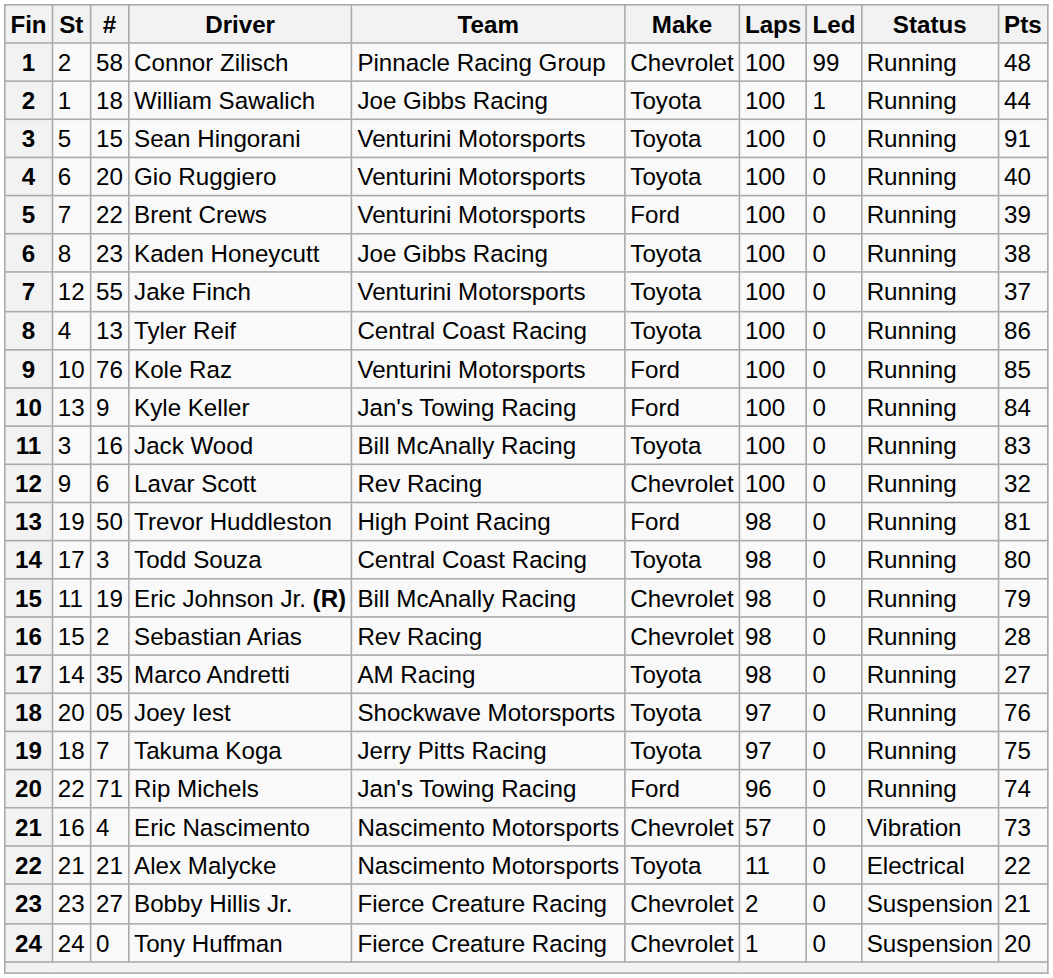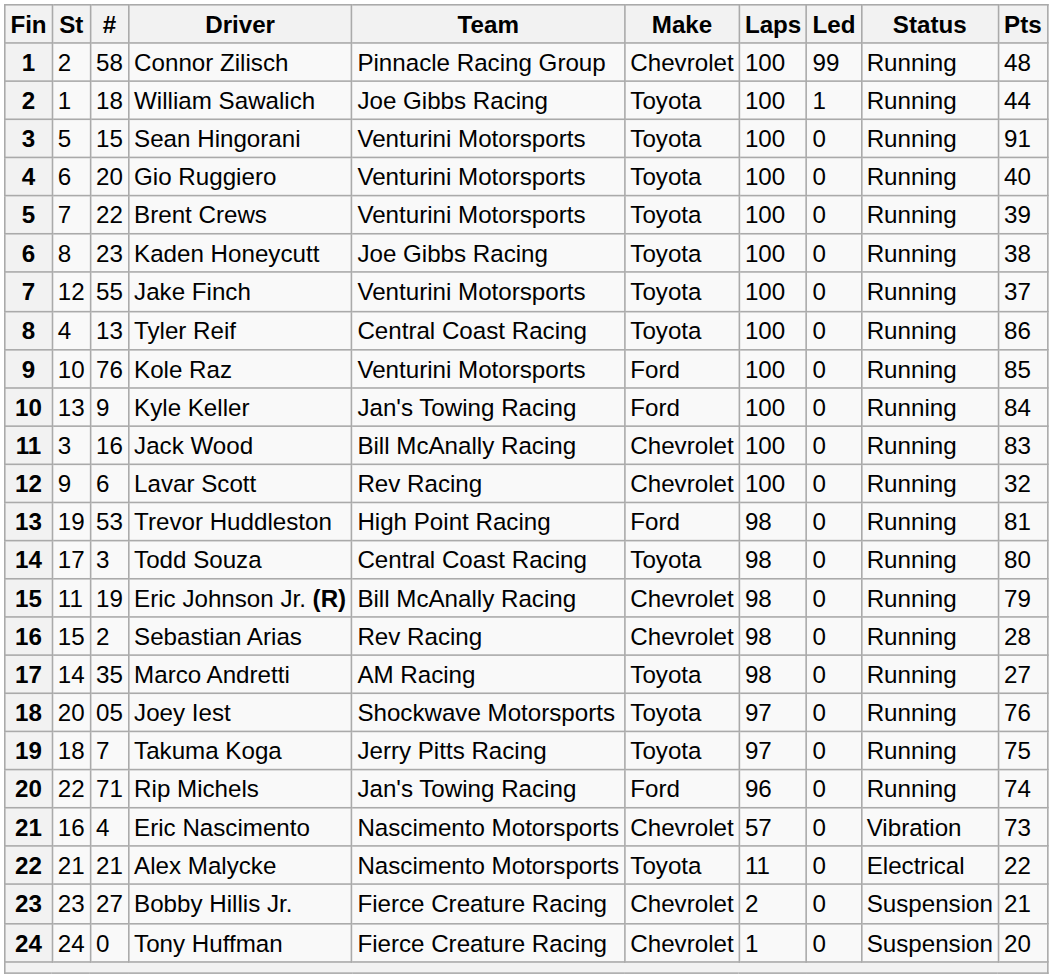(655, 215) Ford -> (666, 215) Toyota
(666, 445) Toyota -> (682, 445) Chevrolet
(109, 521) 50 -> (109, 521) 53
